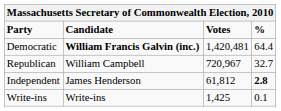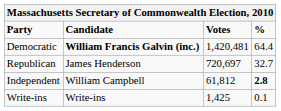(105, 64) William Campbell -> (103, 64) James Henderson
(223, 64) 720,967 -> (223, 64) 720,697
(103, 81) James Henderson -> (105, 81) William Campbell
